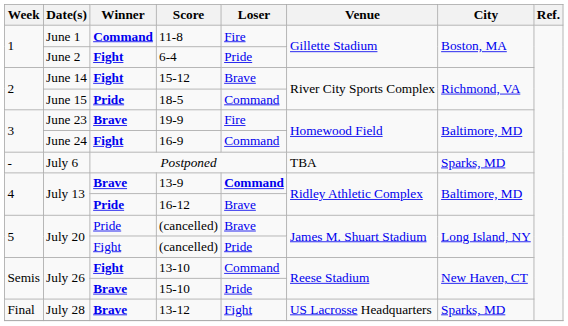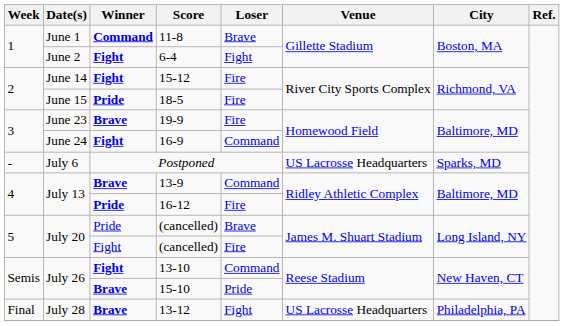(235, 36) Fire -> (240, 36) Brave
(238, 57) Pride -> (238, 57) Fight
(240, 78) Brave -> (235, 78) Fire
(252, 99) Command -> (235, 99) Fire
(303, 162) TBA -> (356, 162) US Lacrosse Headquarters
(254, 183) bold -> (252, 183) normal
(240, 204) Brave -> (235, 204) Fire
(238, 246) Pride -> (235, 246) Fire
(473, 309) Sparks, MD -> (481, 309) Philadelphia, PA
